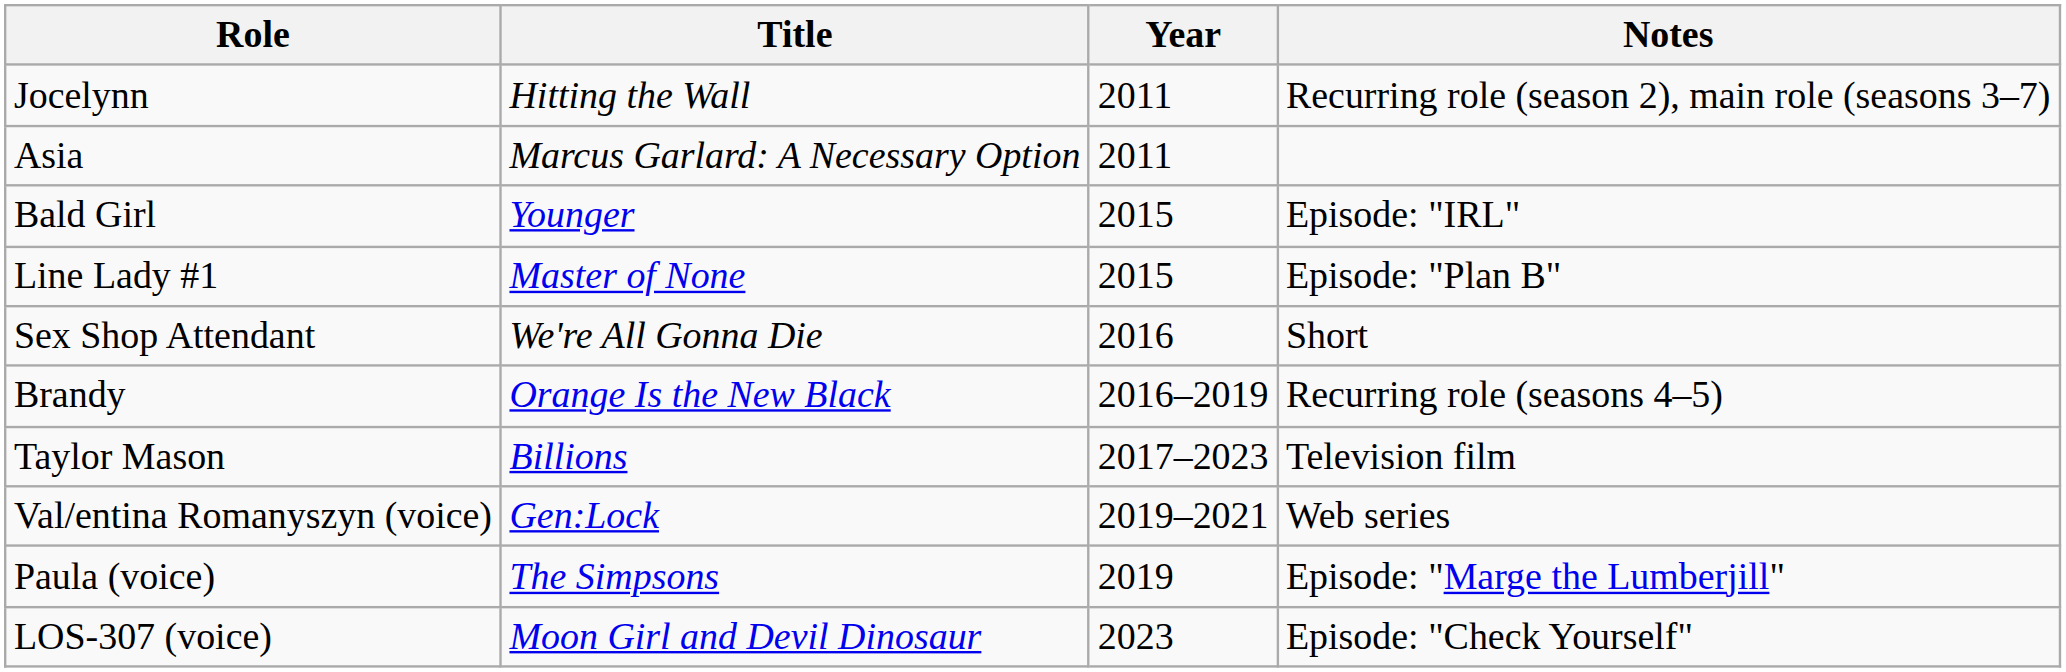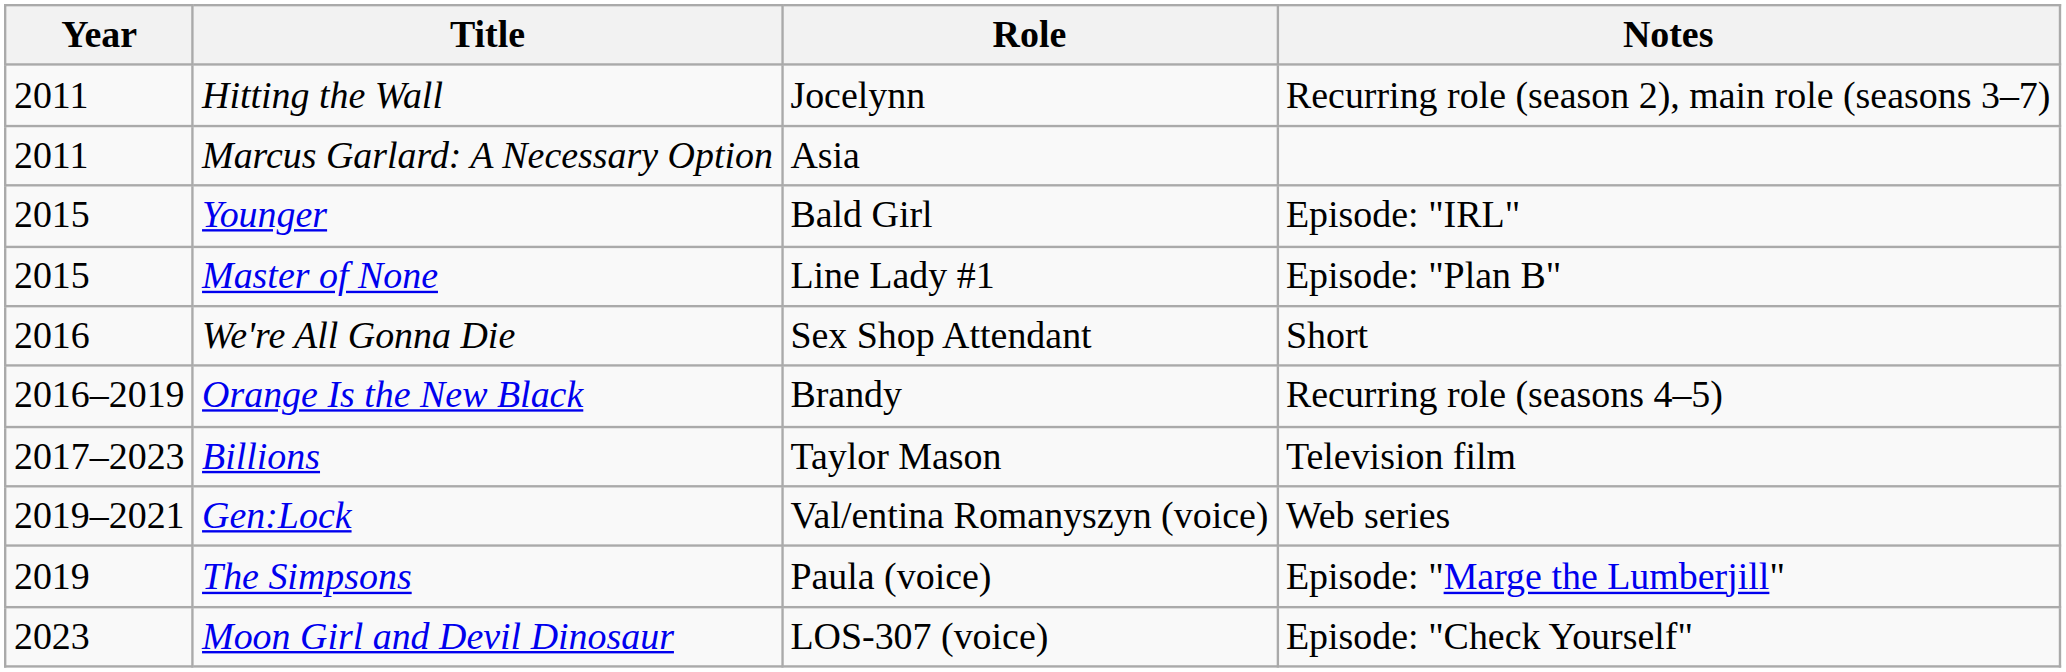columns swapped: (1183, 34) <-> (253, 34)
